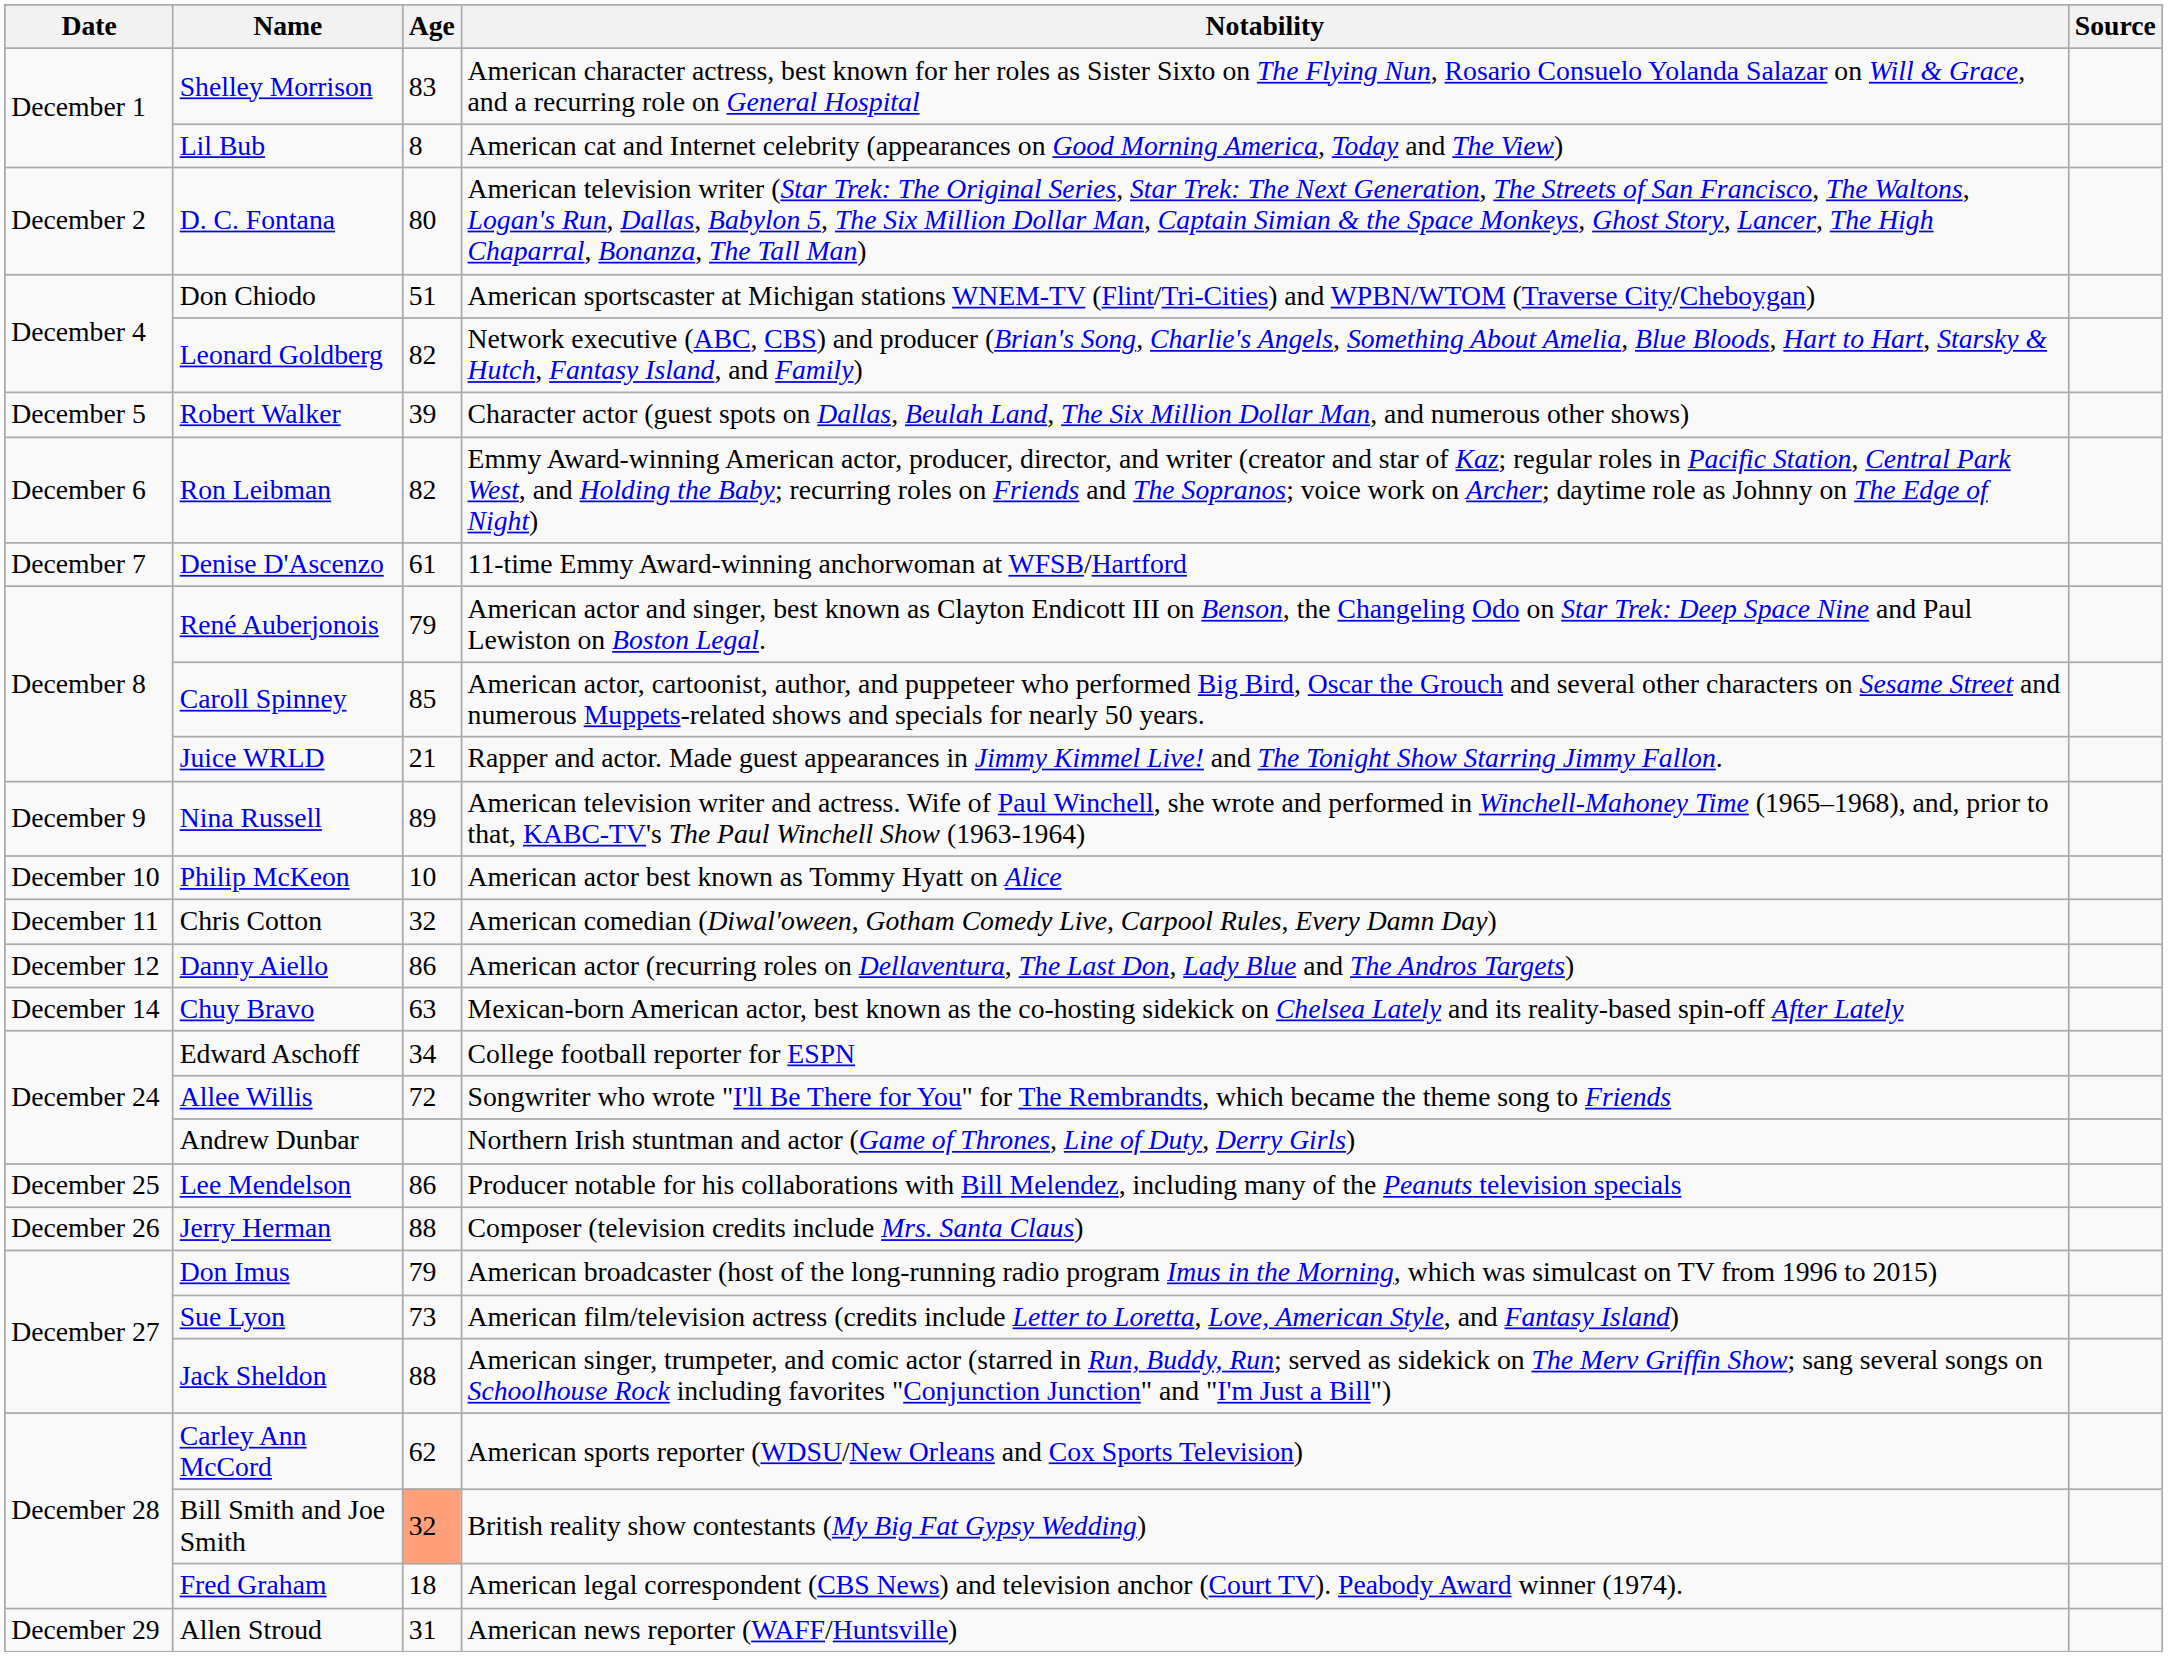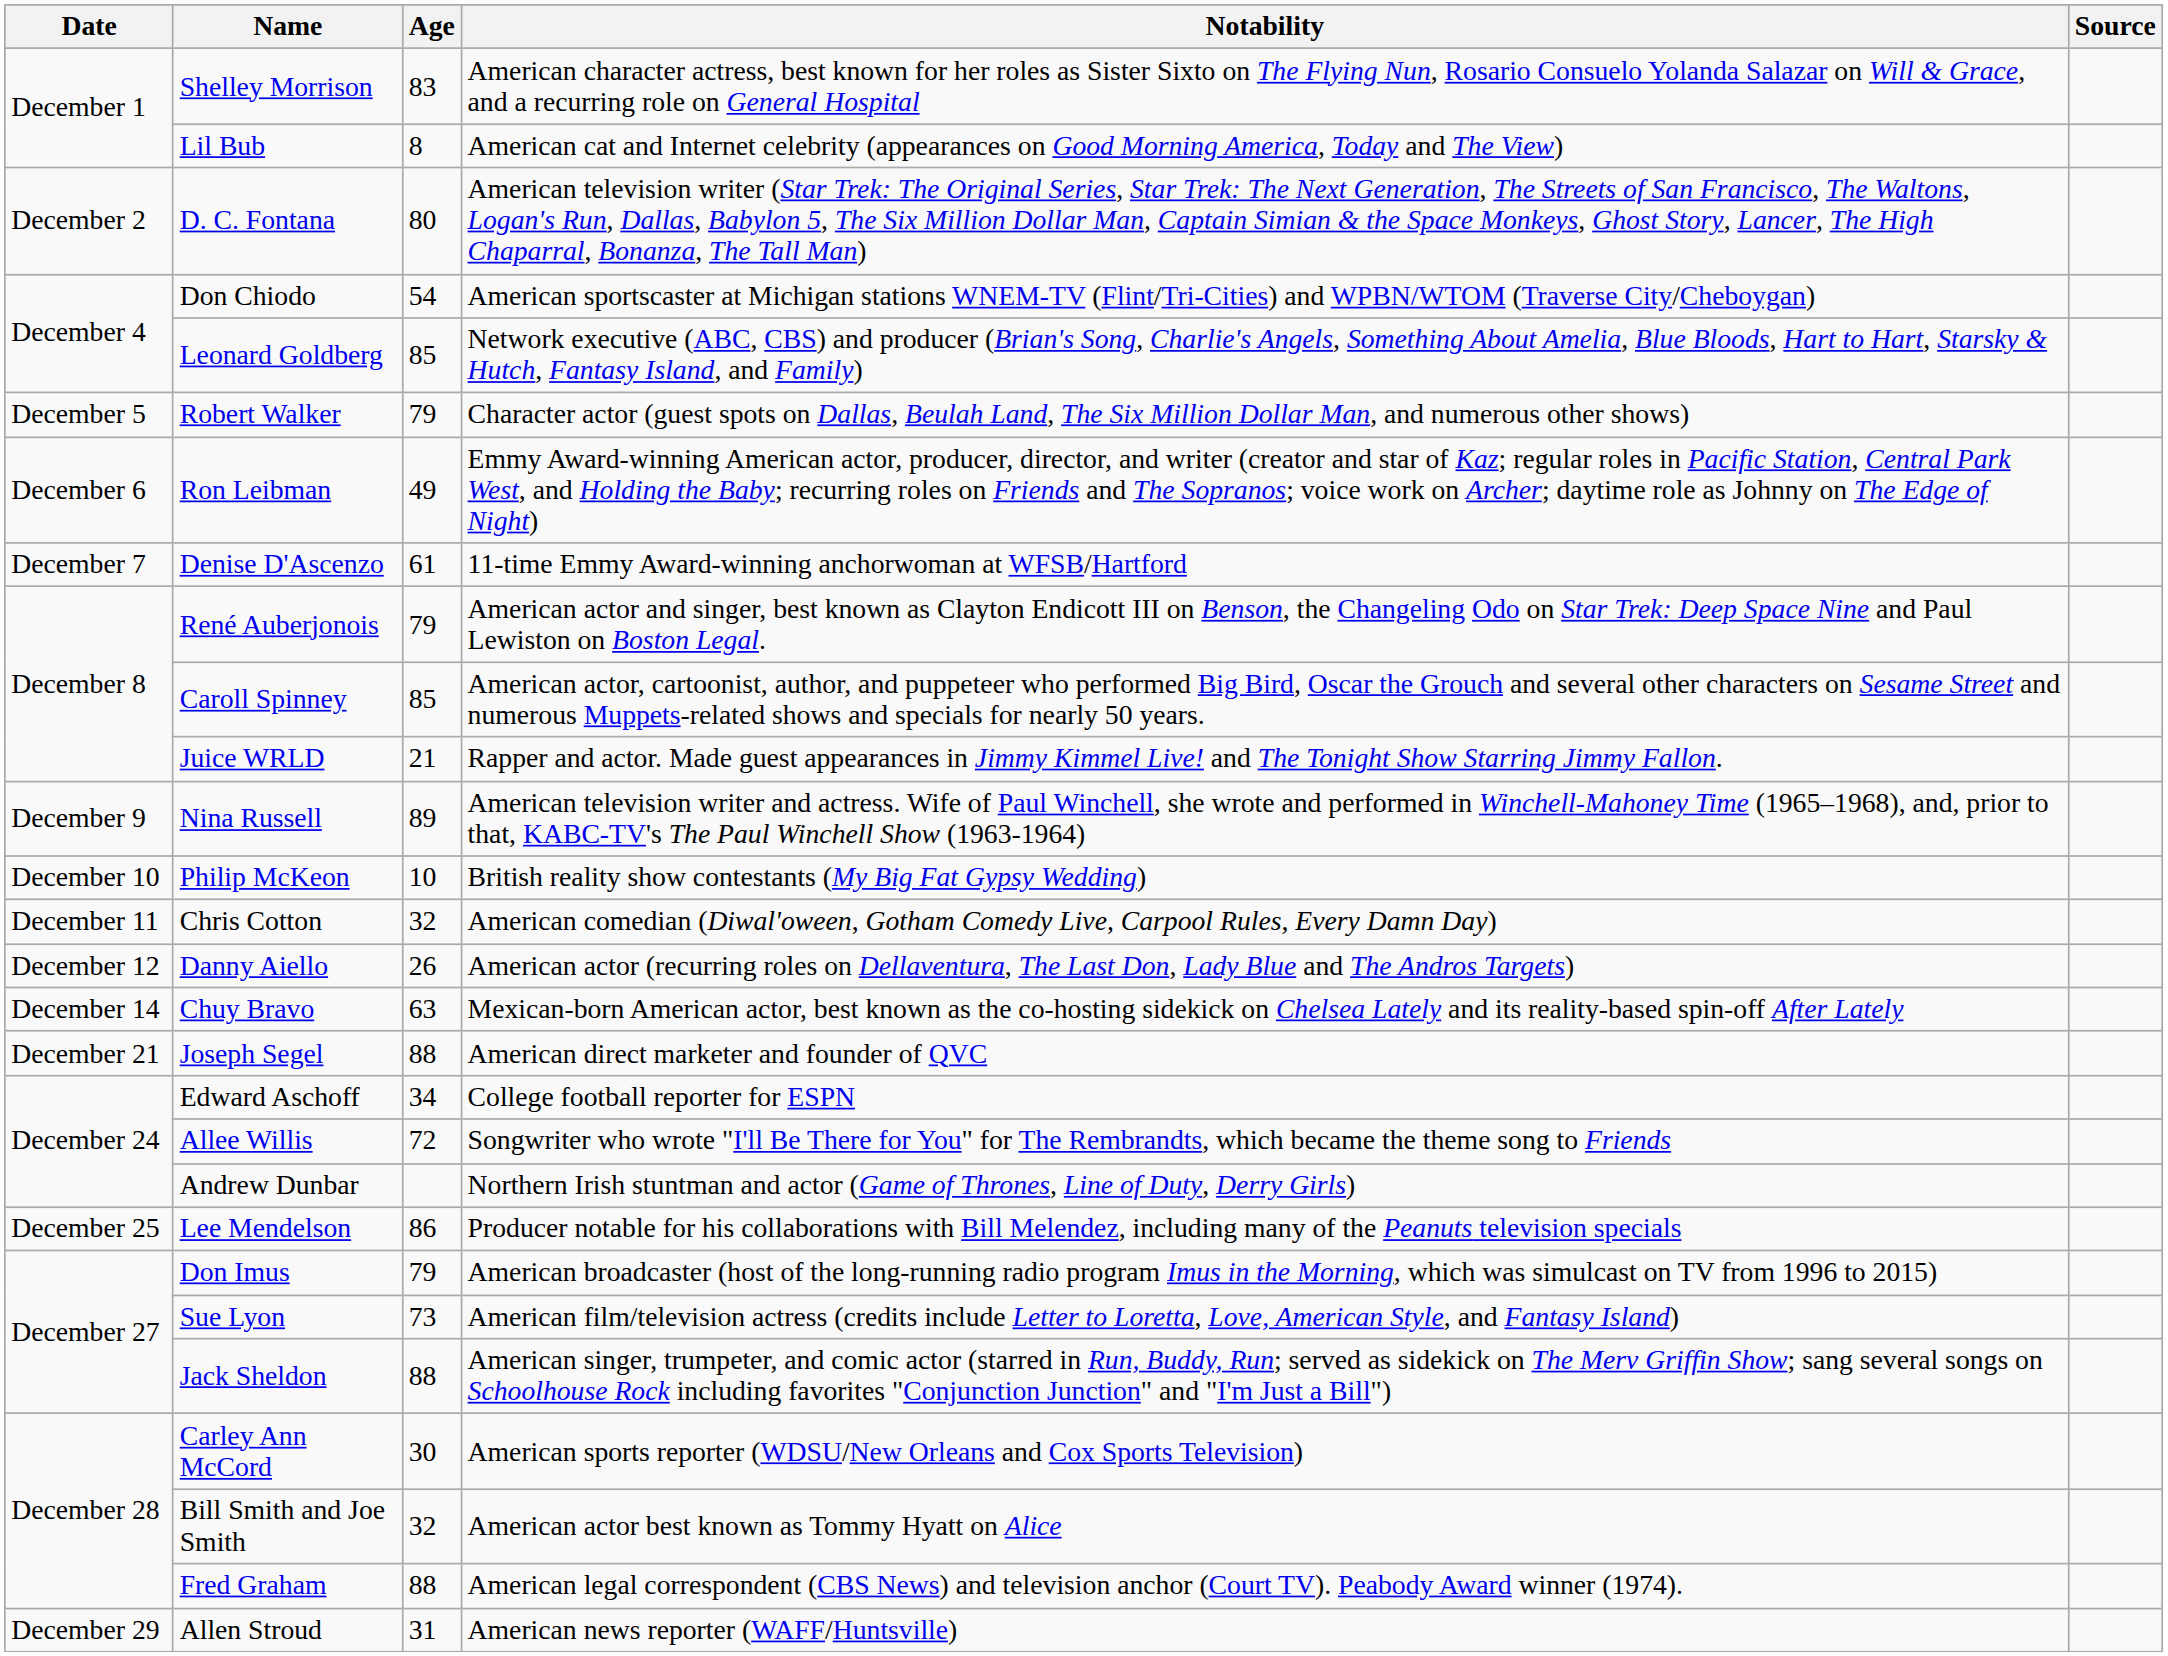(423, 295) 51 -> (423, 295) 54
(423, 354) 82 -> (423, 354) 85
(423, 414) 39 -> (423, 414) 79
(423, 489) 82 -> (423, 489) 49
(765, 877) American actor best known as Tommy Hyatt on Alice -> (807, 877) British reality show contestants (My Big Fat Gypsy Wedding)
(423, 965) 86 -> (423, 965) 26
+ row: (252, 1052)
- row: (255, 1228)
(423, 1450) 62 -> (423, 1450) 30
(423, 1525) lightsalmon background -> (423, 1525) no background
(807, 1525) British reality show contestants (My Big Fat Gypsy Wedding) -> (765, 1525) American actor best known as Tommy Hyatt on Alice
(423, 1585) 18 -> (423, 1585) 88
